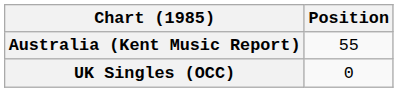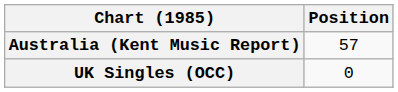(349, 46) 55 -> (349, 46) 57
